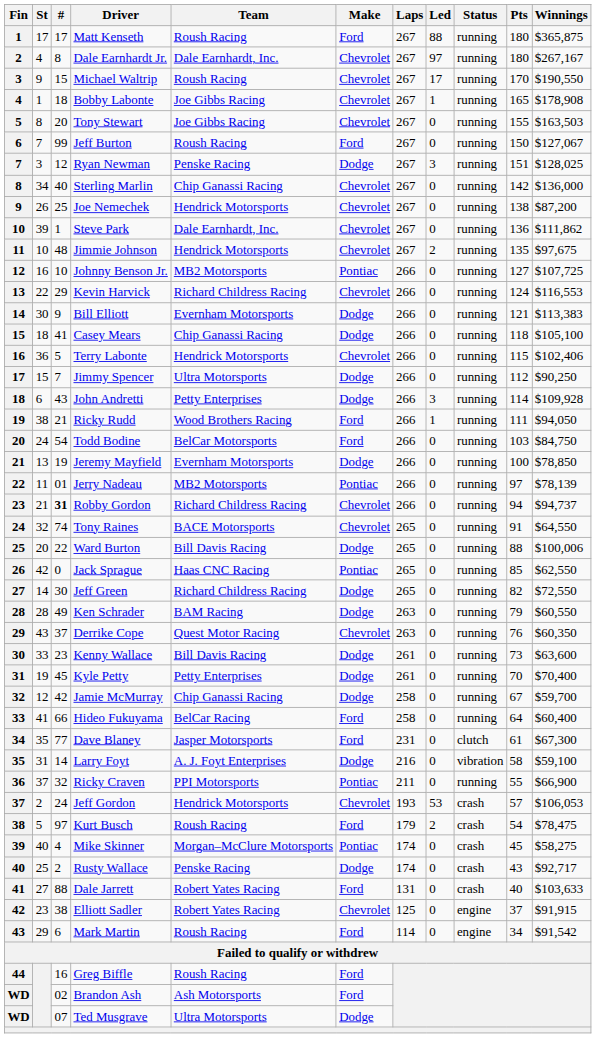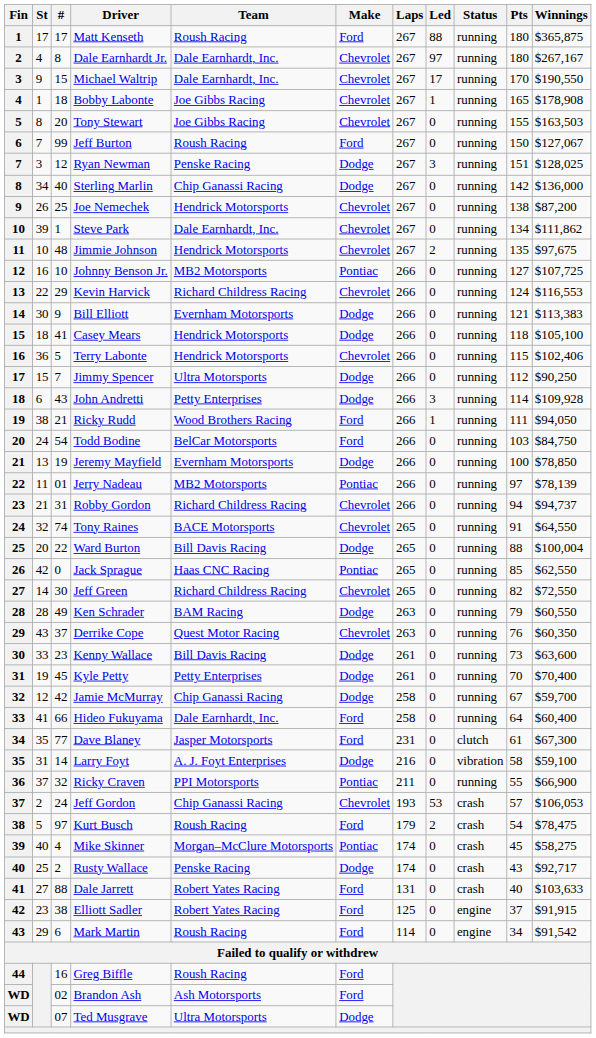(210, 79) Roush Racing -> (226, 79) Dale Earnhardt, Inc.
(365, 185) Chevrolet -> (356, 185) Dodge
(519, 228) 136 -> (519, 228) 134
(228, 334) Chip Ganassi Racing -> (231, 334) Hendrick Motorsports
(61, 505) bold -> (61, 505) normal
(559, 547) $100,006 -> (559, 547) $100,004
(356, 590) Dodge -> (365, 590) Chevrolet
(212, 718) BelCar Racing -> (226, 718) Dale Earnhardt, Inc.
(231, 803) Hendrick Motorsports -> (228, 803) Chip Ganassi Racing
(365, 910) Chevrolet -> (351, 910) Ford
